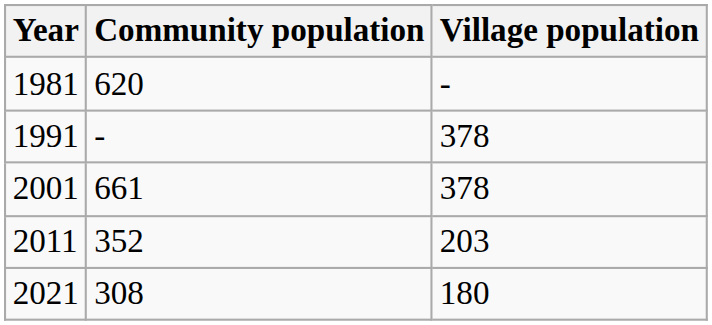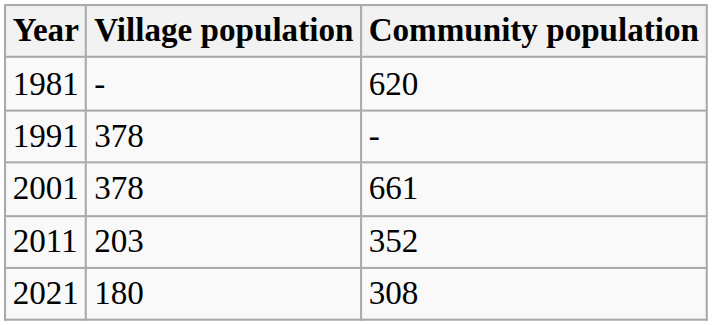columns swapped: (569, 30) <-> (259, 30)
